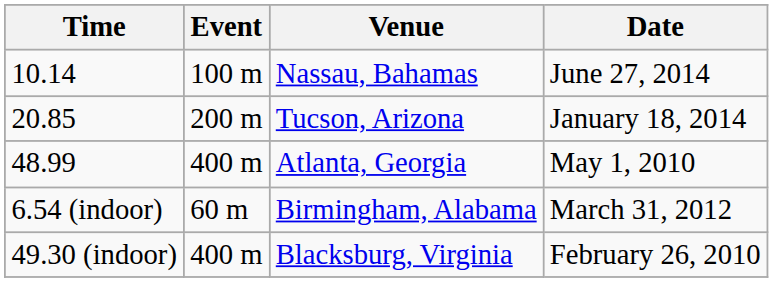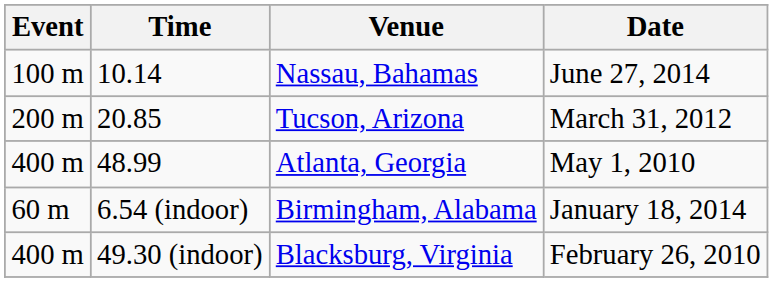columns swapped: (226, 27) <-> (94, 27)
(648, 118) January 18, 2014 -> (641, 118) March 31, 2012
(641, 208) March 31, 2012 -> (648, 208) January 18, 2014
